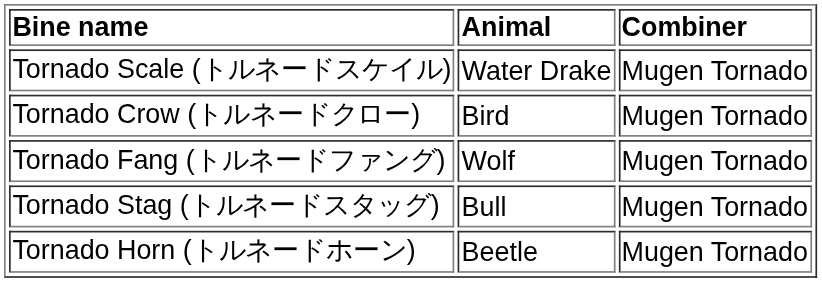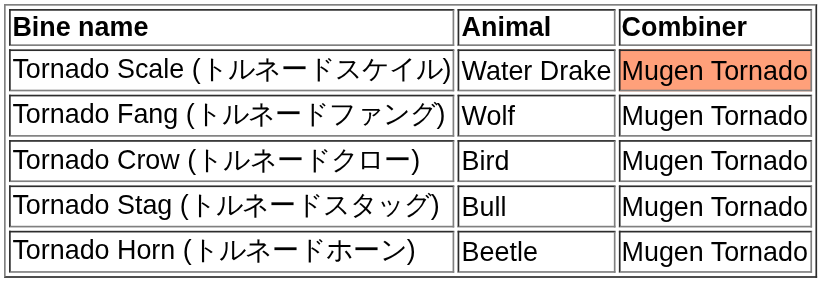(715, 70) no background -> (715, 70) lightsalmon background
rows swapped: (229, 159) <-> (216, 114)
